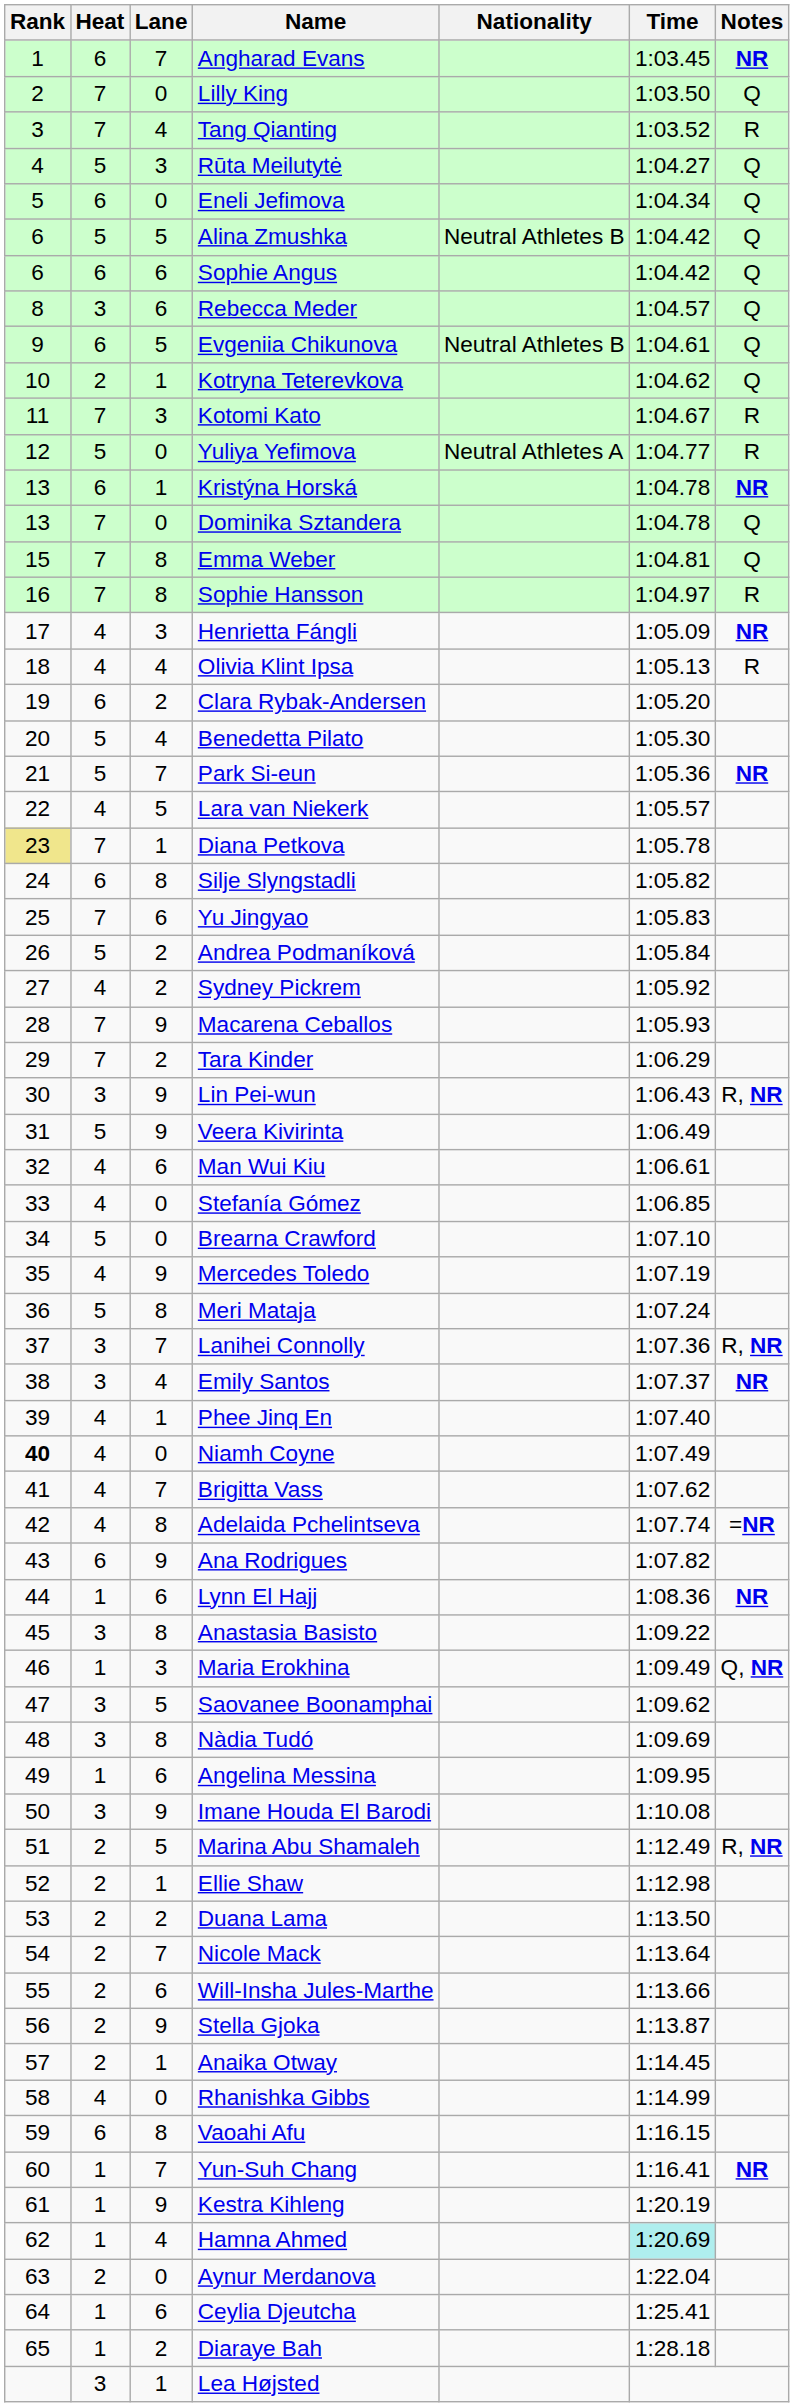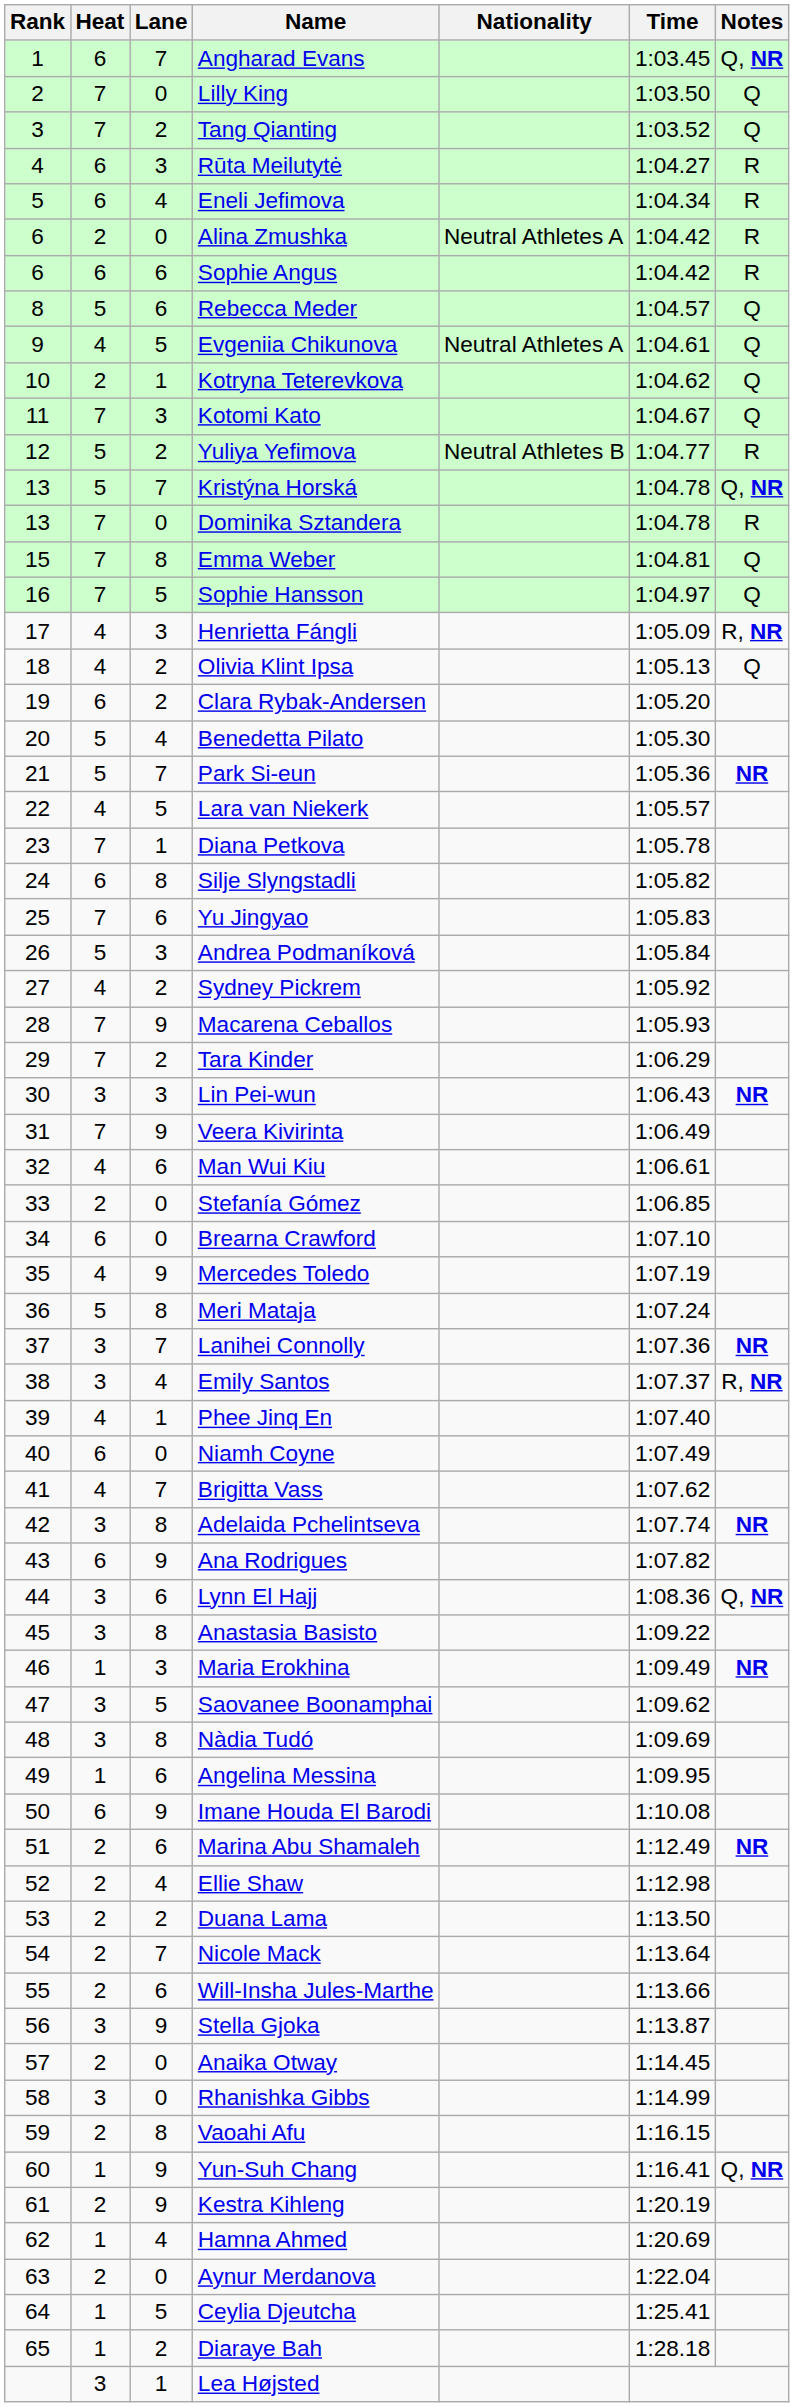(752, 58) NR -> (752, 58) Q, NR
(161, 129) 4 -> (161, 129) 2
(752, 129) R -> (752, 129) Q
(100, 165) 5 -> (100, 165) 6
(752, 165) Q -> (752, 165) R
(161, 201) 0 -> (161, 201) 4
(752, 201) Q -> (752, 201) R
(100, 237) 5 -> (100, 237) 2
(161, 237) 5 -> (161, 237) 0
(534, 237) Neutral Athletes B -> (534, 237) Neutral Athletes A
(752, 237) Q -> (752, 237) R
(752, 272) Q -> (752, 272) R
(100, 308) 3 -> (100, 308) 5
(100, 344) 6 -> (100, 344) 4
(534, 344) Neutral Athletes B -> (534, 344) Neutral Athletes A
(752, 415) R -> (752, 415) Q
(161, 451) 0 -> (161, 451) 2
(534, 451) Neutral Athletes A -> (534, 451) Neutral Athletes B
(100, 487) 6 -> (100, 487) 5
(161, 487) 1 -> (161, 487) 7
(752, 487) NR -> (752, 487) Q, NR
(752, 523) Q -> (752, 523) R
(161, 594) 8 -> (161, 594) 5
(752, 594) R -> (752, 594) Q
(752, 630) NR -> (752, 630) R, NR
(161, 666) 4 -> (161, 666) 2
(752, 666) R -> (752, 666) Q
(37, 845) khaki background -> (37, 845) no background
(161, 952) 2 -> (161, 952) 3
(161, 1095) 9 -> (161, 1095) 3
(752, 1095) R, NR -> (752, 1095) NR
(100, 1131) 5 -> (100, 1131) 7
(100, 1203) 4 -> (100, 1203) 2
(100, 1238) 5 -> (100, 1238) 6
(752, 1346) R, NR -> (752, 1346) NR
(752, 1381) NR -> (752, 1381) R, NR
(37, 1453) bold -> (37, 1453) normal
(100, 1453) 4 -> (100, 1453) 6
(100, 1525) 4 -> (100, 1525) 3
(752, 1525) =NR -> (752, 1525) NR
(100, 1596) 1 -> (100, 1596) 3
(752, 1596) NR -> (752, 1596) Q, NR
(752, 1668) Q, NR -> (752, 1668) NR
(100, 1811) 3 -> (100, 1811) 6
(161, 1847) 5 -> (161, 1847) 6
(752, 1847) R, NR -> (752, 1847) NR
(161, 1882) 1 -> (161, 1882) 4
(100, 2025) 2 -> (100, 2025) 3
(161, 2061) 1 -> (161, 2061) 0
(100, 2097) 4 -> (100, 2097) 3
(100, 2133) 6 -> (100, 2133) 2
(161, 2169) 7 -> (161, 2169) 9
(752, 2169) NR -> (752, 2169) Q, NR
(100, 2204) 1 -> (100, 2204) 2
(673, 2240) paleturquoise background -> (673, 2240) no background
(161, 2312) 6 -> (161, 2312) 5
